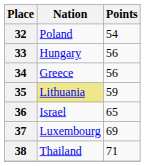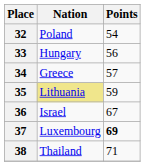(112, 73) 56 -> (112, 73) 57
(112, 112) 65 -> (112, 112) 67
(112, 131) normal -> (112, 131) bold
